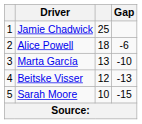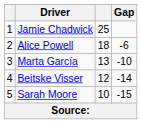(124, 78) -13 -> (124, 78) -14
